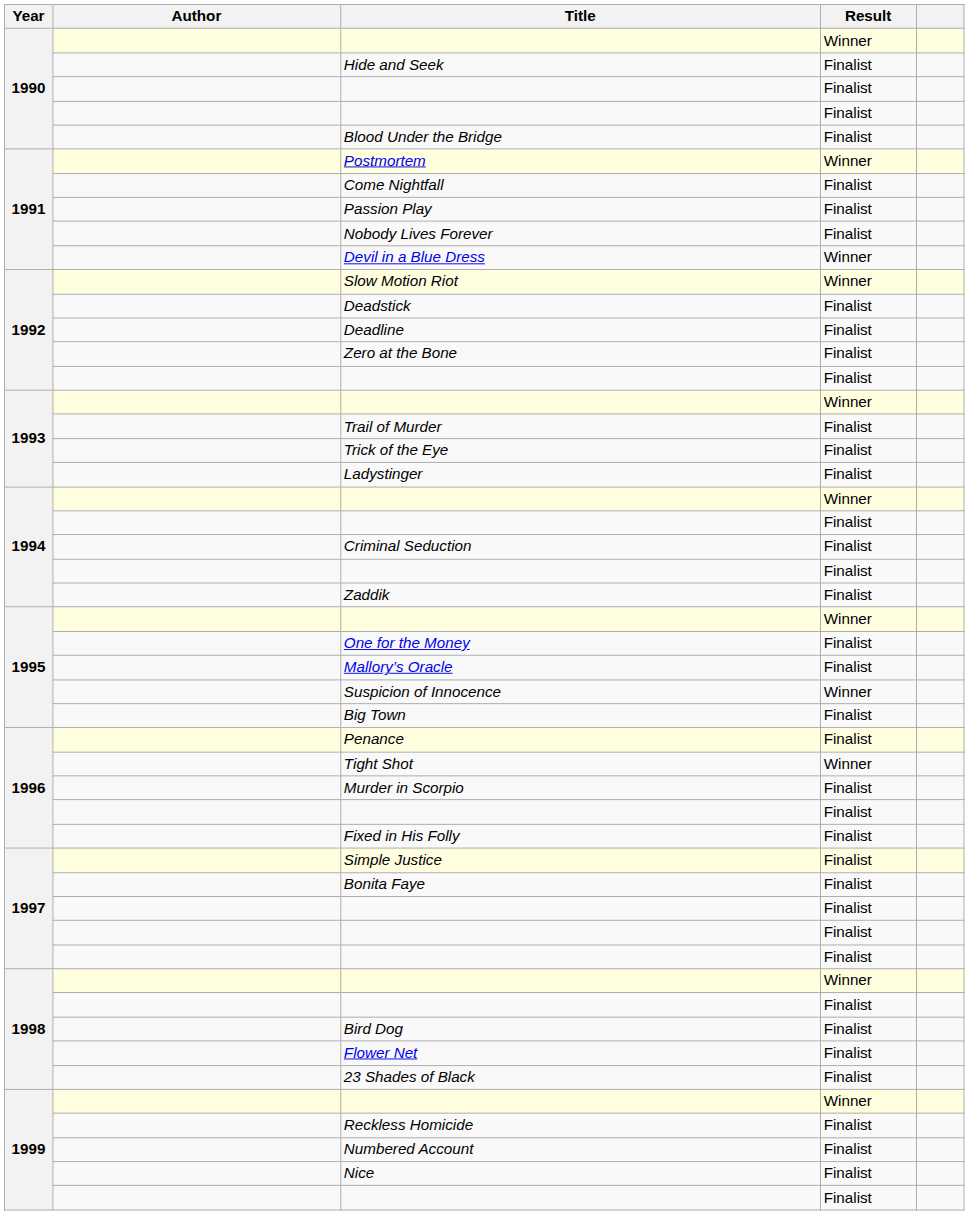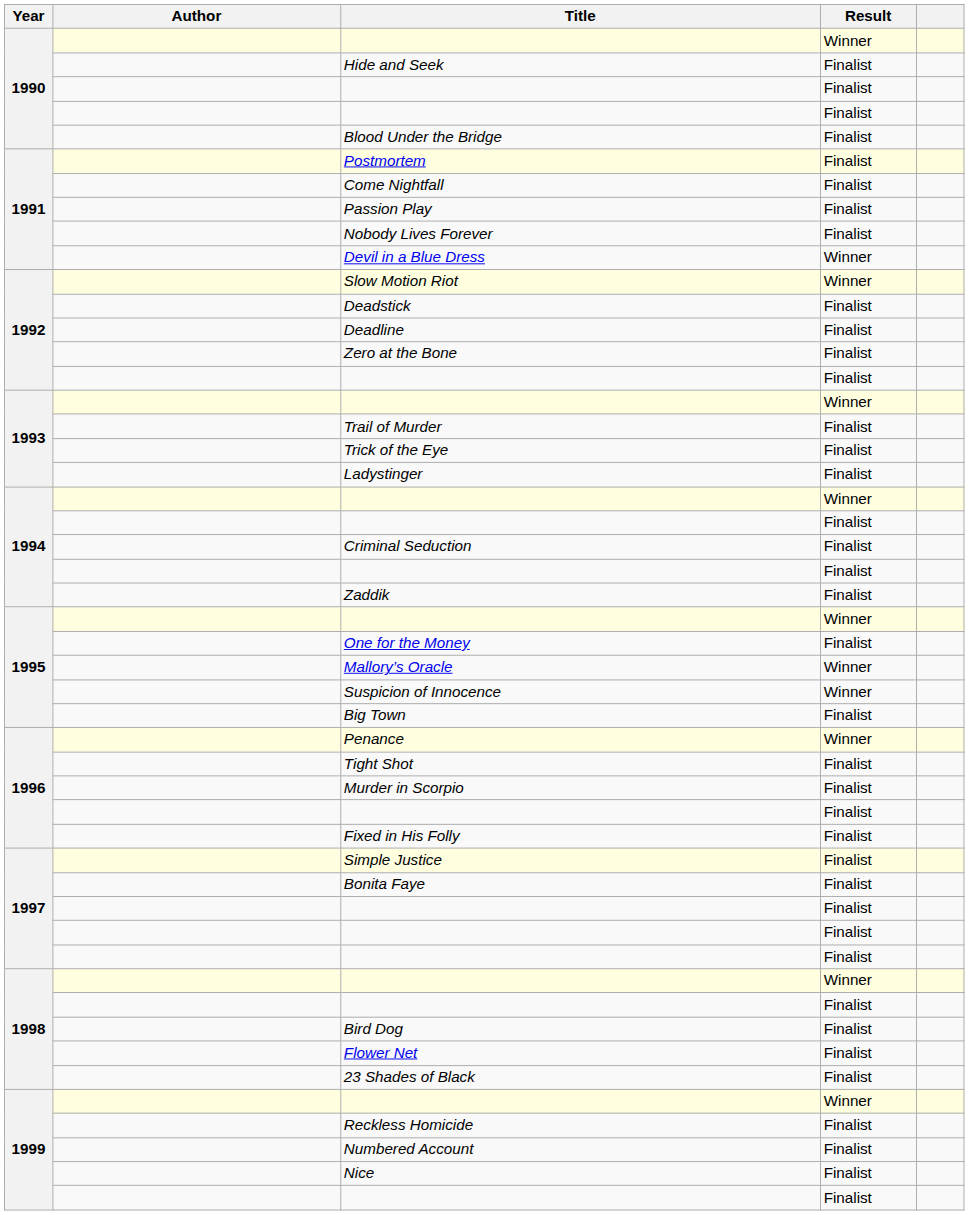(848, 161) Winner -> (848, 161) Finalist
(848, 667) Finalist -> (848, 667) Winner
(848, 739) Finalist -> (848, 739) Winner
(848, 763) Winner -> (848, 763) Finalist
